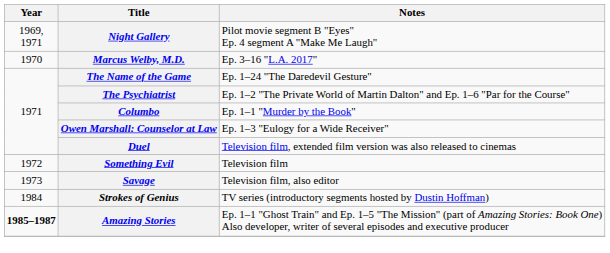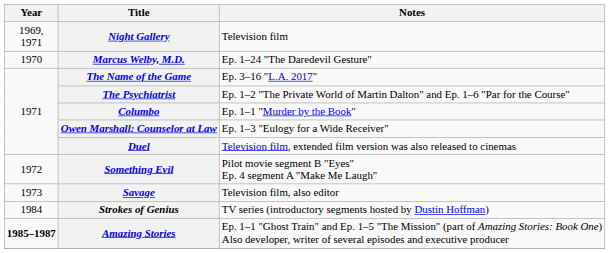(300, 36) Pilot movie segment B "Eyes" Ep. 4 segment A "Make Me Laugh" -> (255, 36) Television film
(269, 59) Ep. 3–16 "L.A. 2017" -> (297, 59) Ep. 1–24 "The Daredevil Gesture"
(297, 77) Ep. 1–24 "The Daredevil Gesture" -> (269, 77) Ep. 3–16 "L.A. 2017"
(255, 163) Television film -> (300, 169) Pilot movie segment B "Eyes" Ep. 4 segment A "Make Me Laugh"
